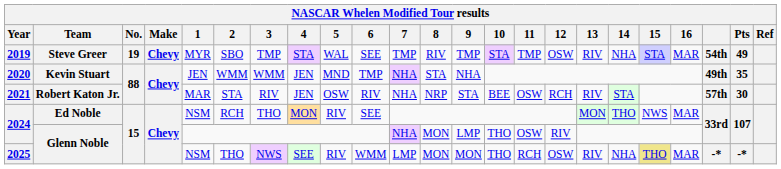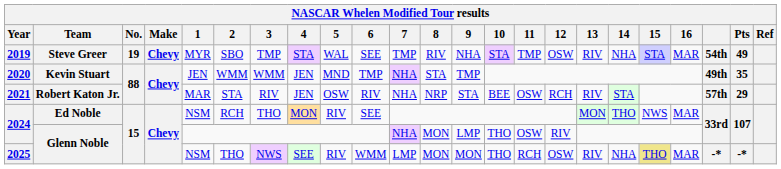(468, 54) TMP -> (468, 54) NHA
(468, 74) NHA -> (468, 74) TMP
(742, 94) 30 -> (742, 94) 29
